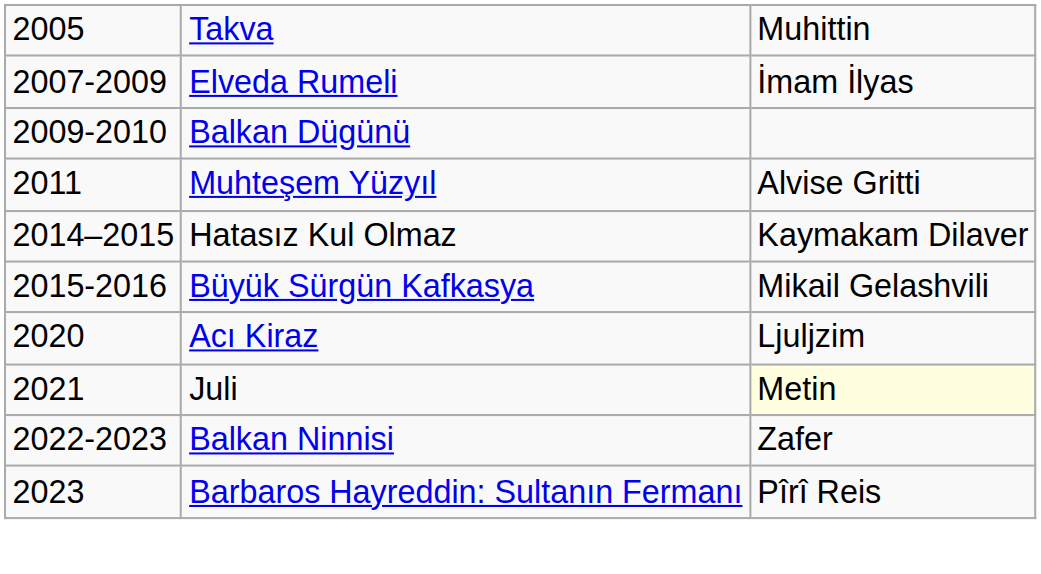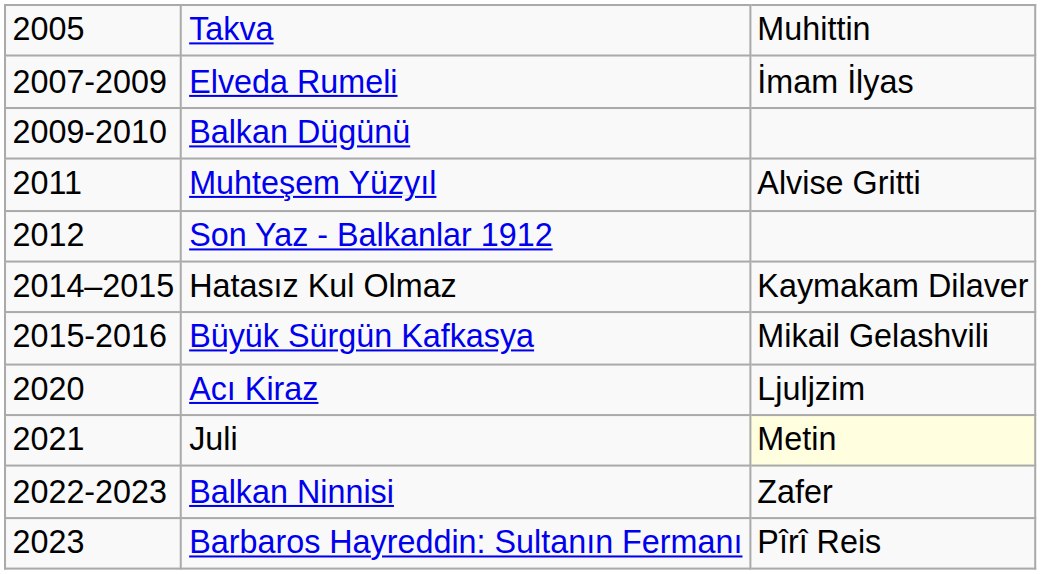+ row: (371, 235)
